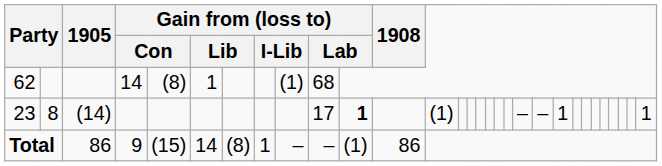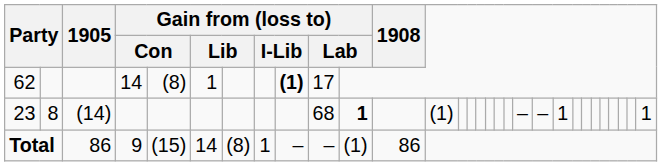(291, 82) normal -> (291, 82) bold
(324, 82) 68 -> (324, 82) 17
(324, 113) 17 -> (324, 113) 68
